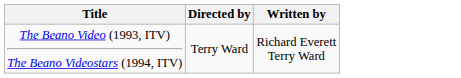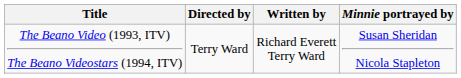+ column: (398, 14)
